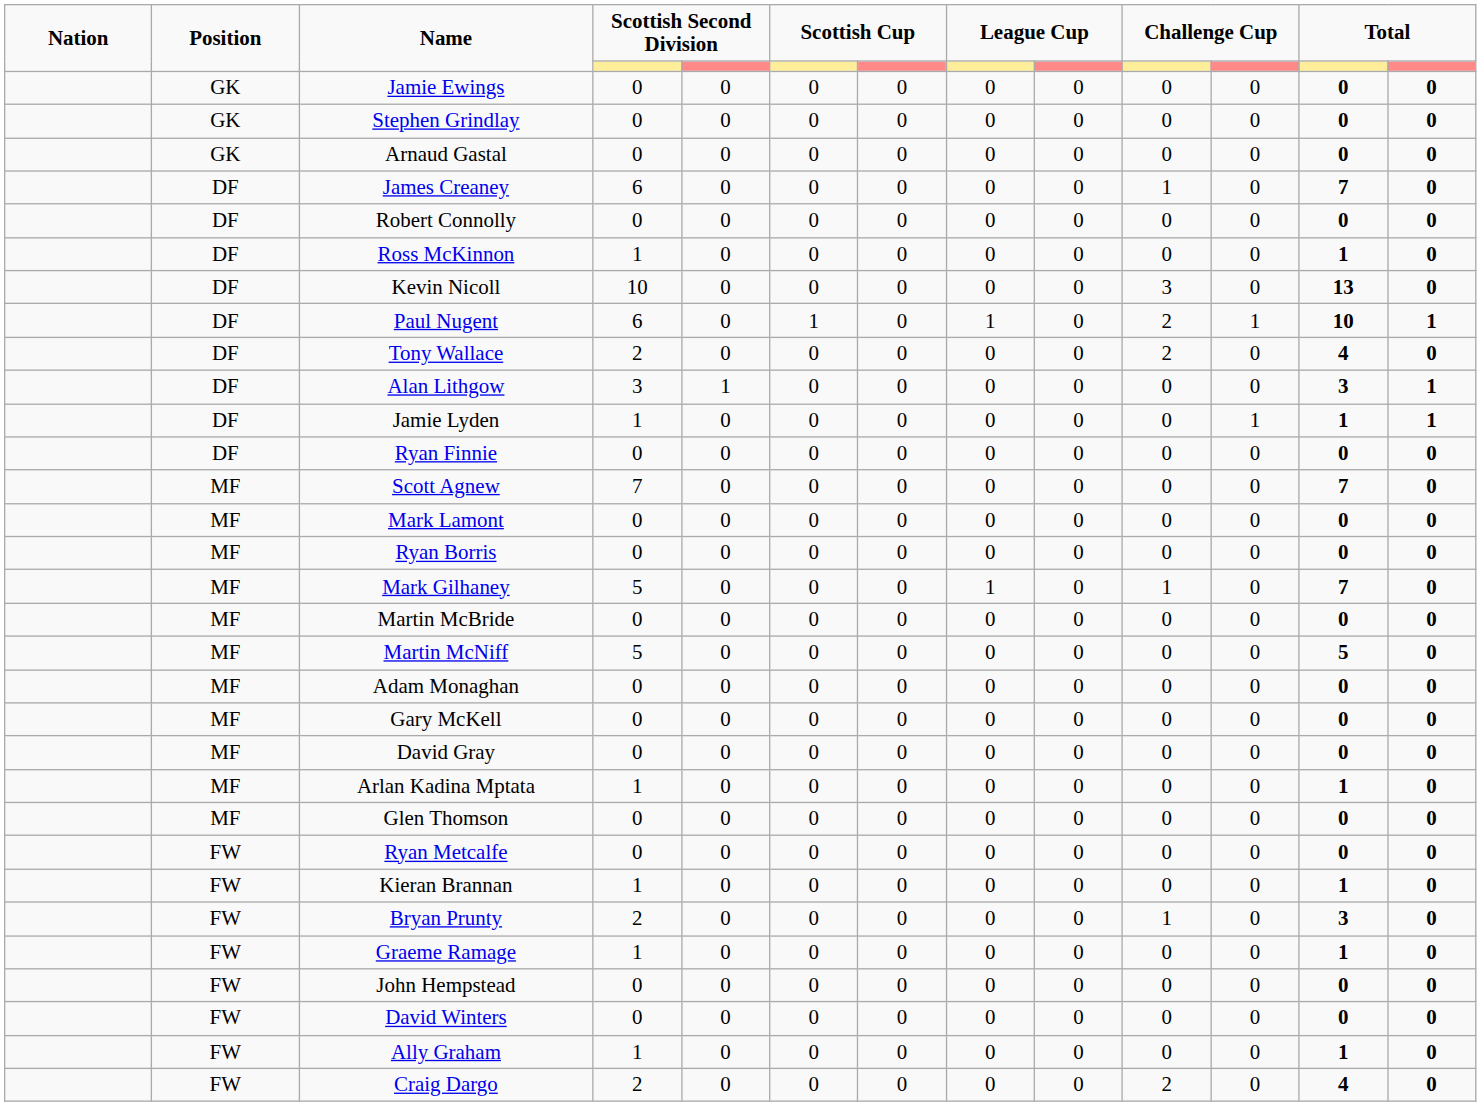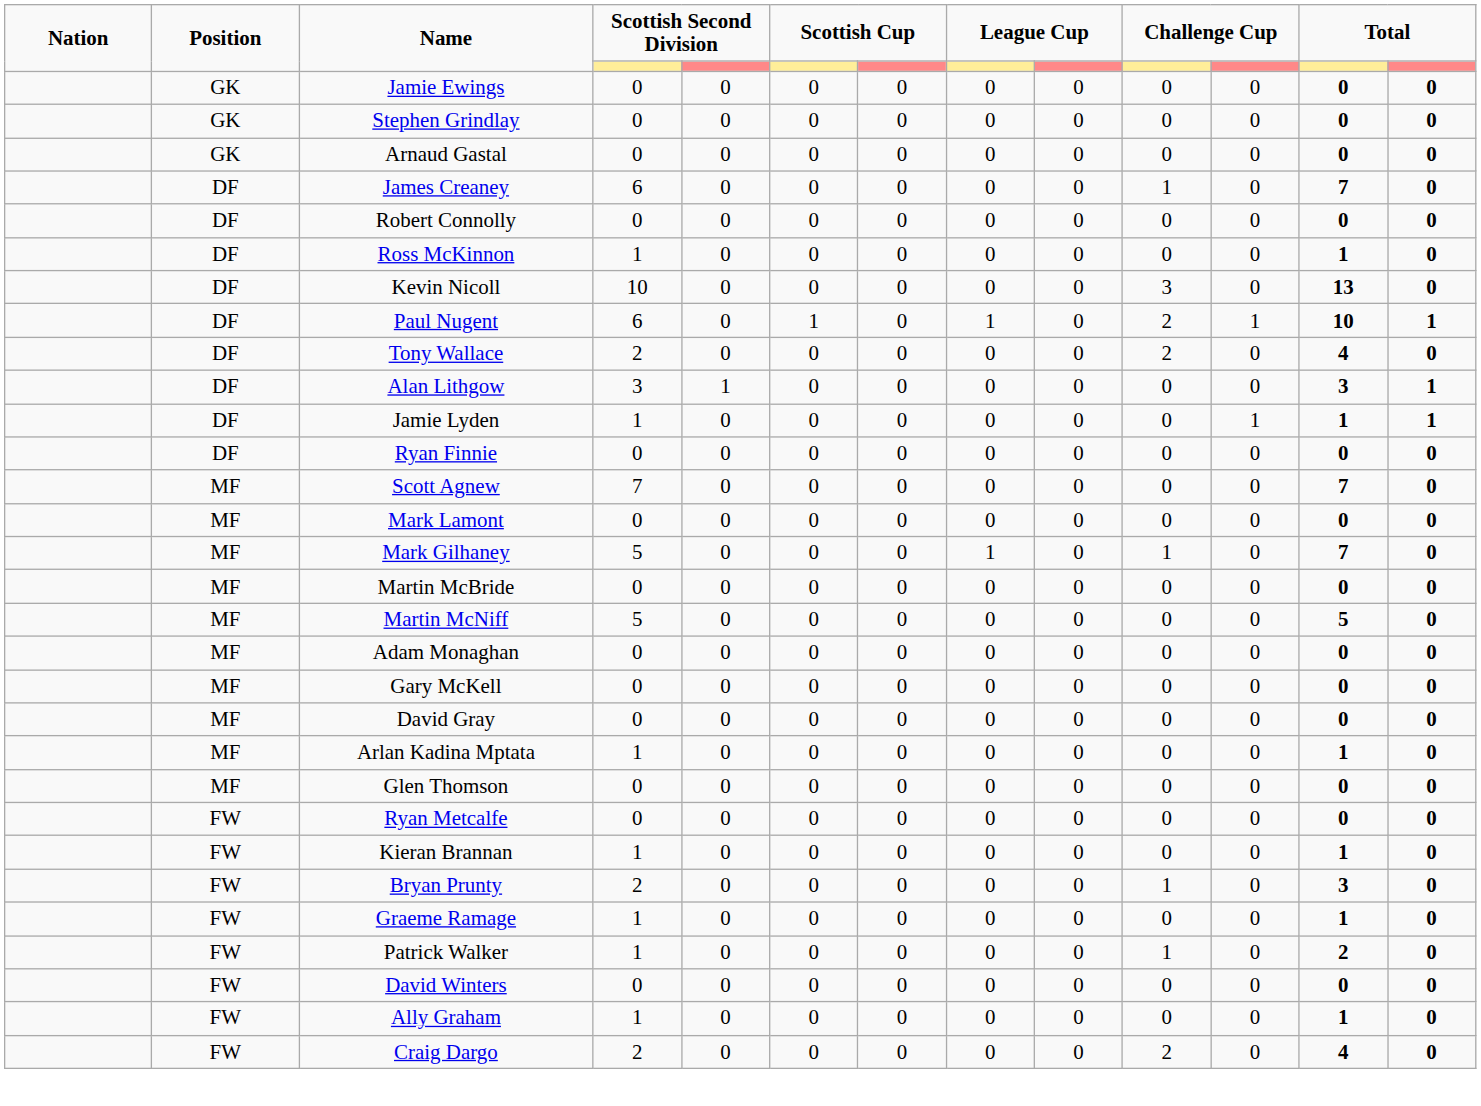- row: (446, 552)
+ row: (446, 951)
- row: (446, 985)
